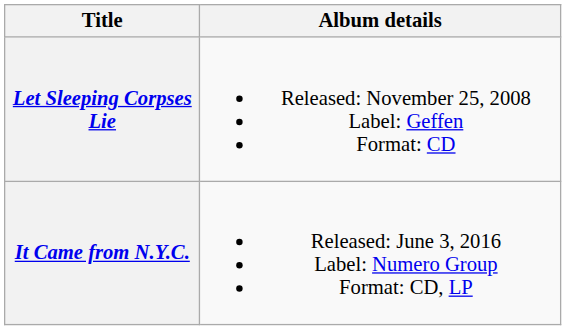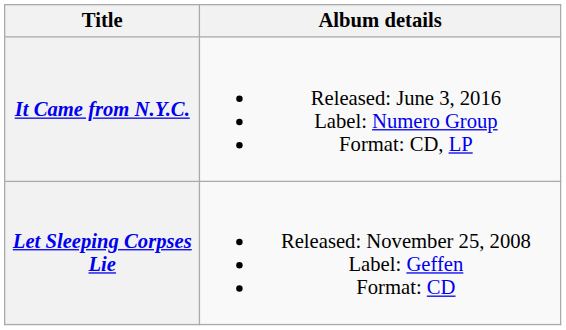rows swapped: (102, 109) <-> (102, 252)
